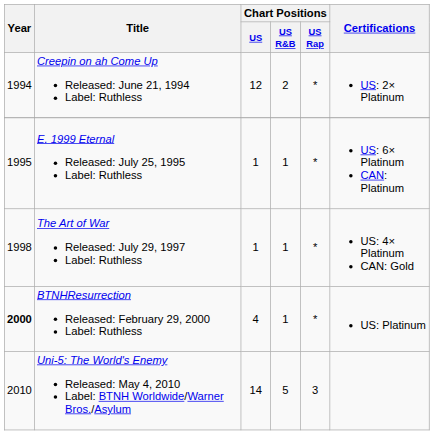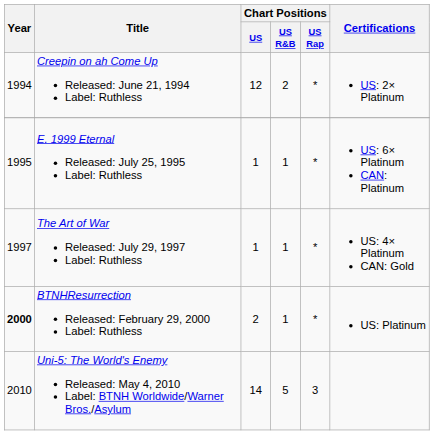(19, 247) 1998 -> (19, 247) 1997
(256, 319) 4 -> (256, 319) 2
